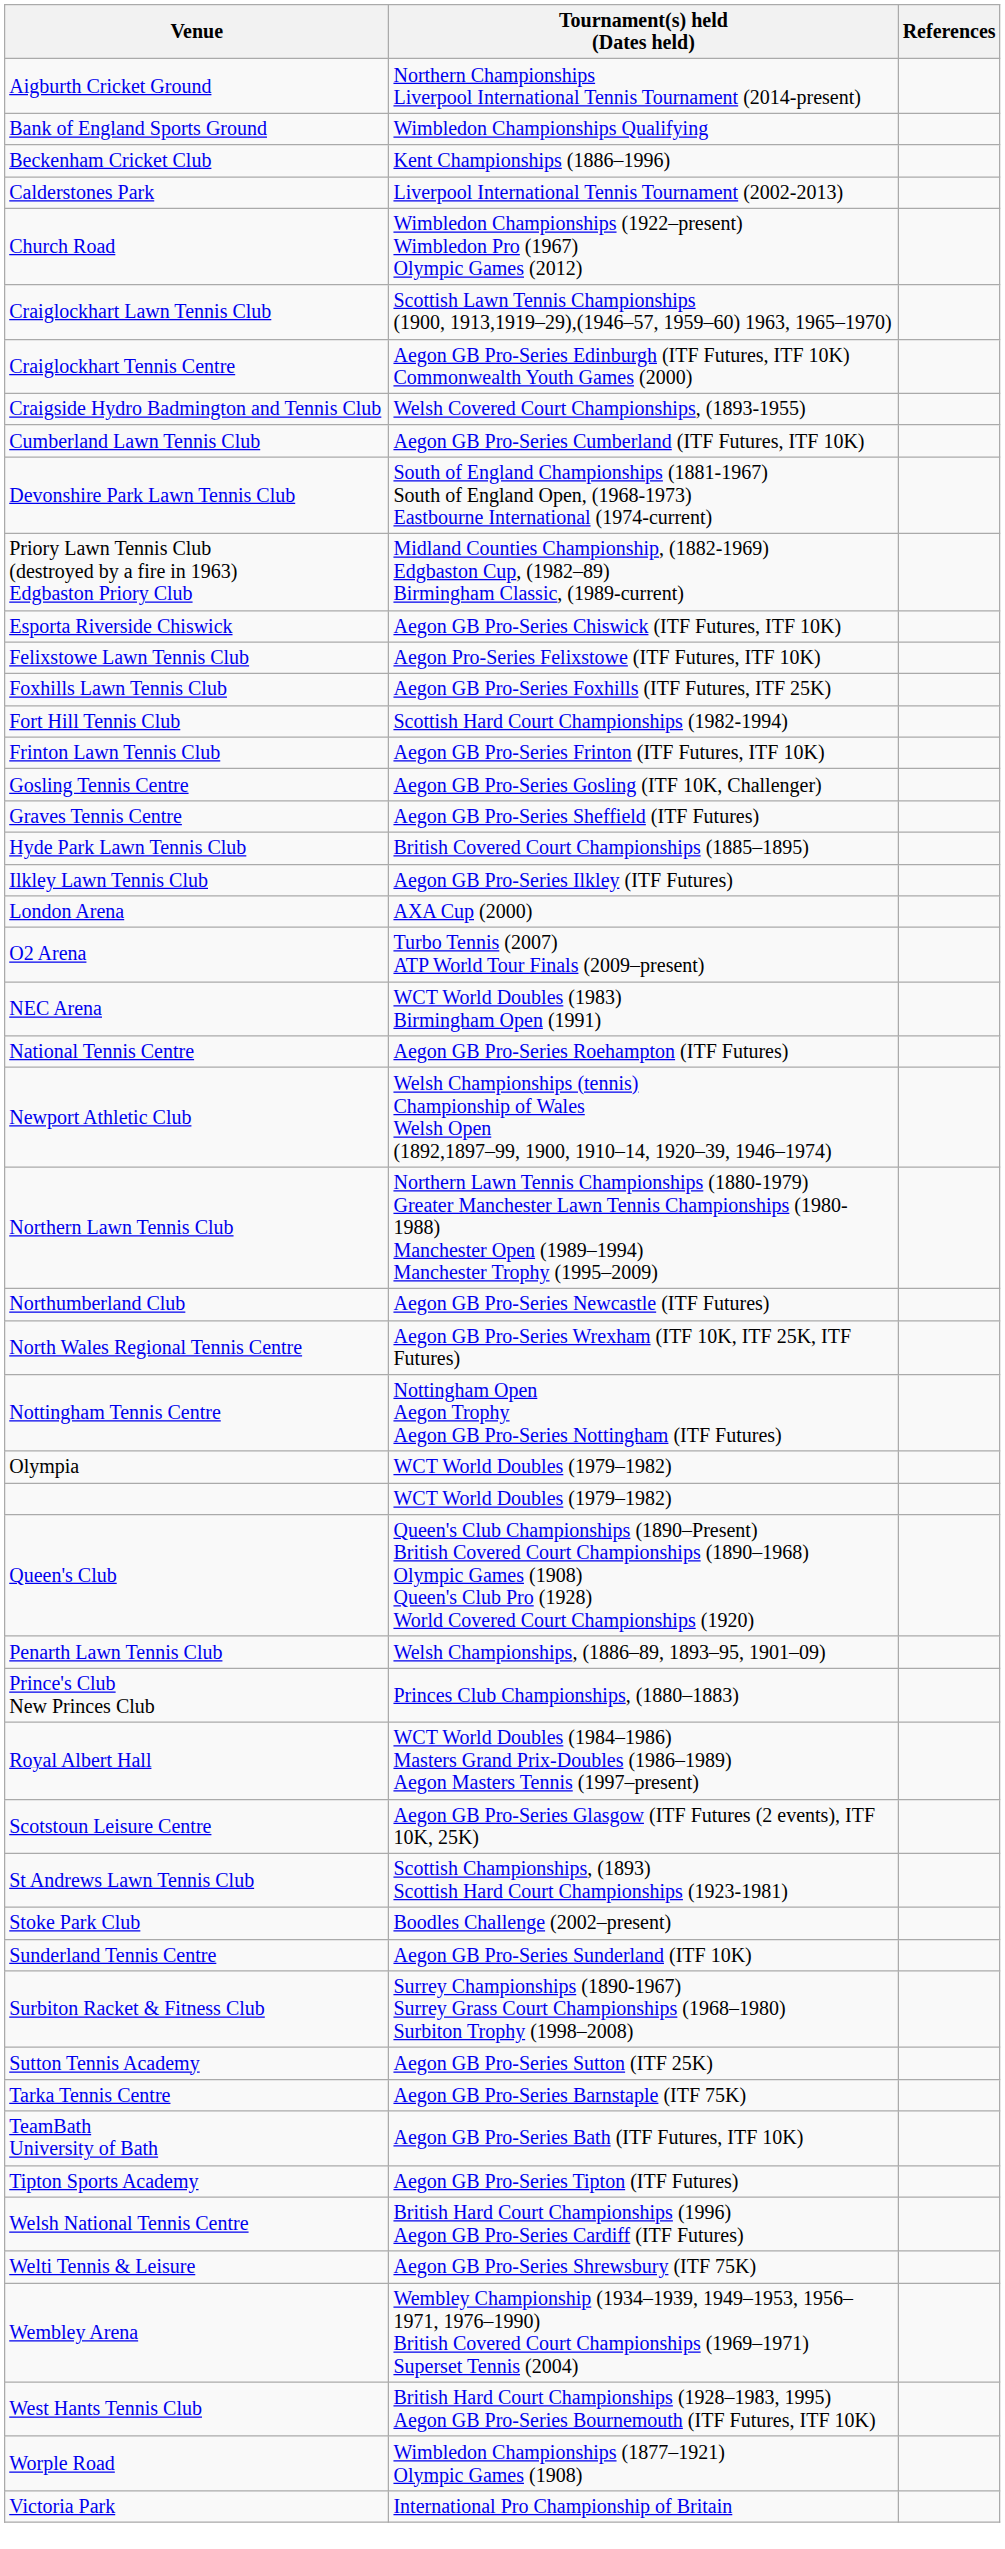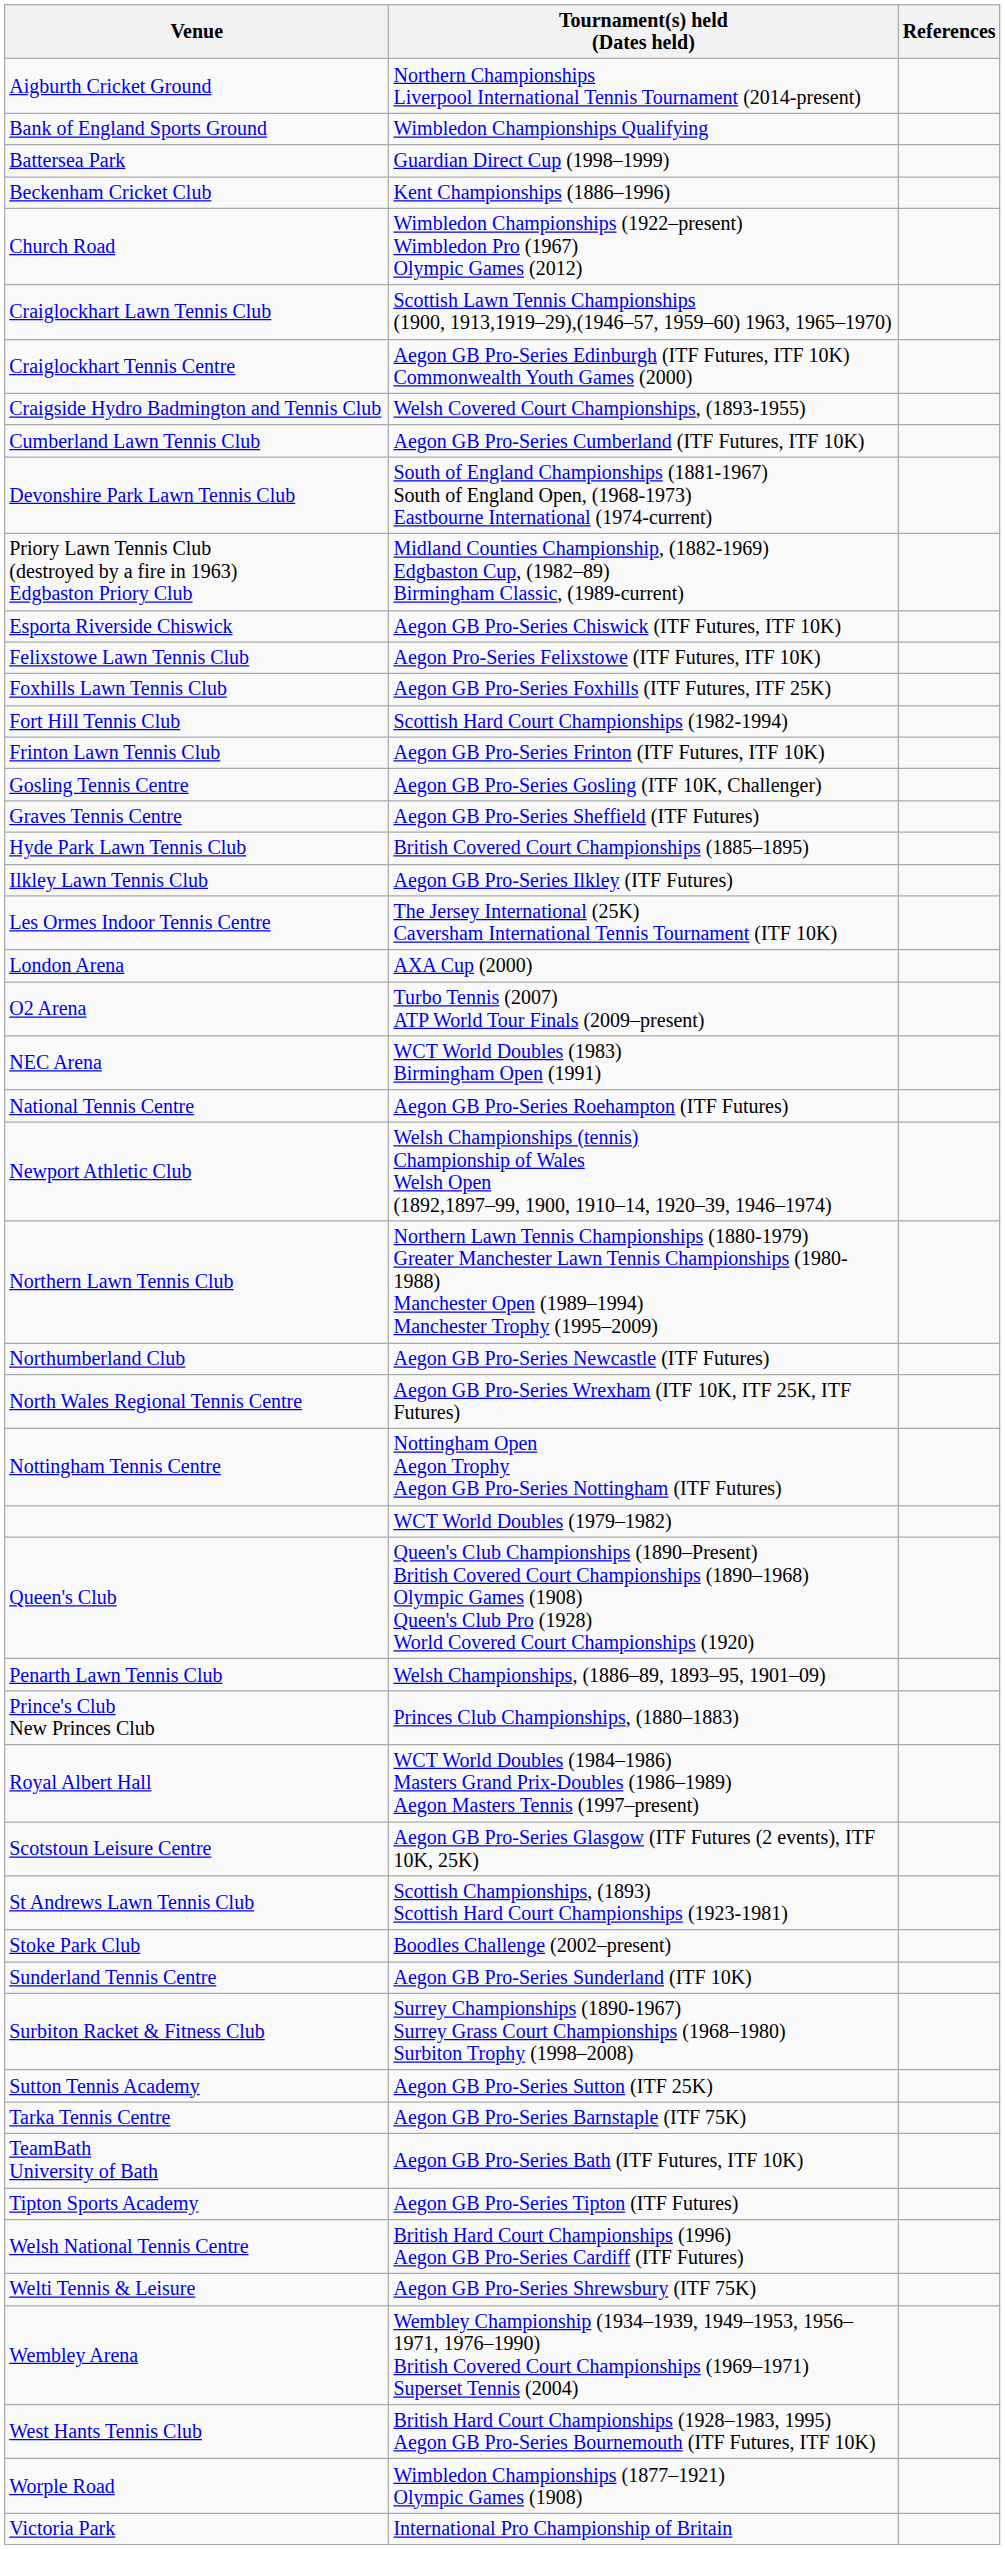+ row: (67, 160)
- row: (82, 192)
+ row: (140, 922)
- row: (44, 1466)
